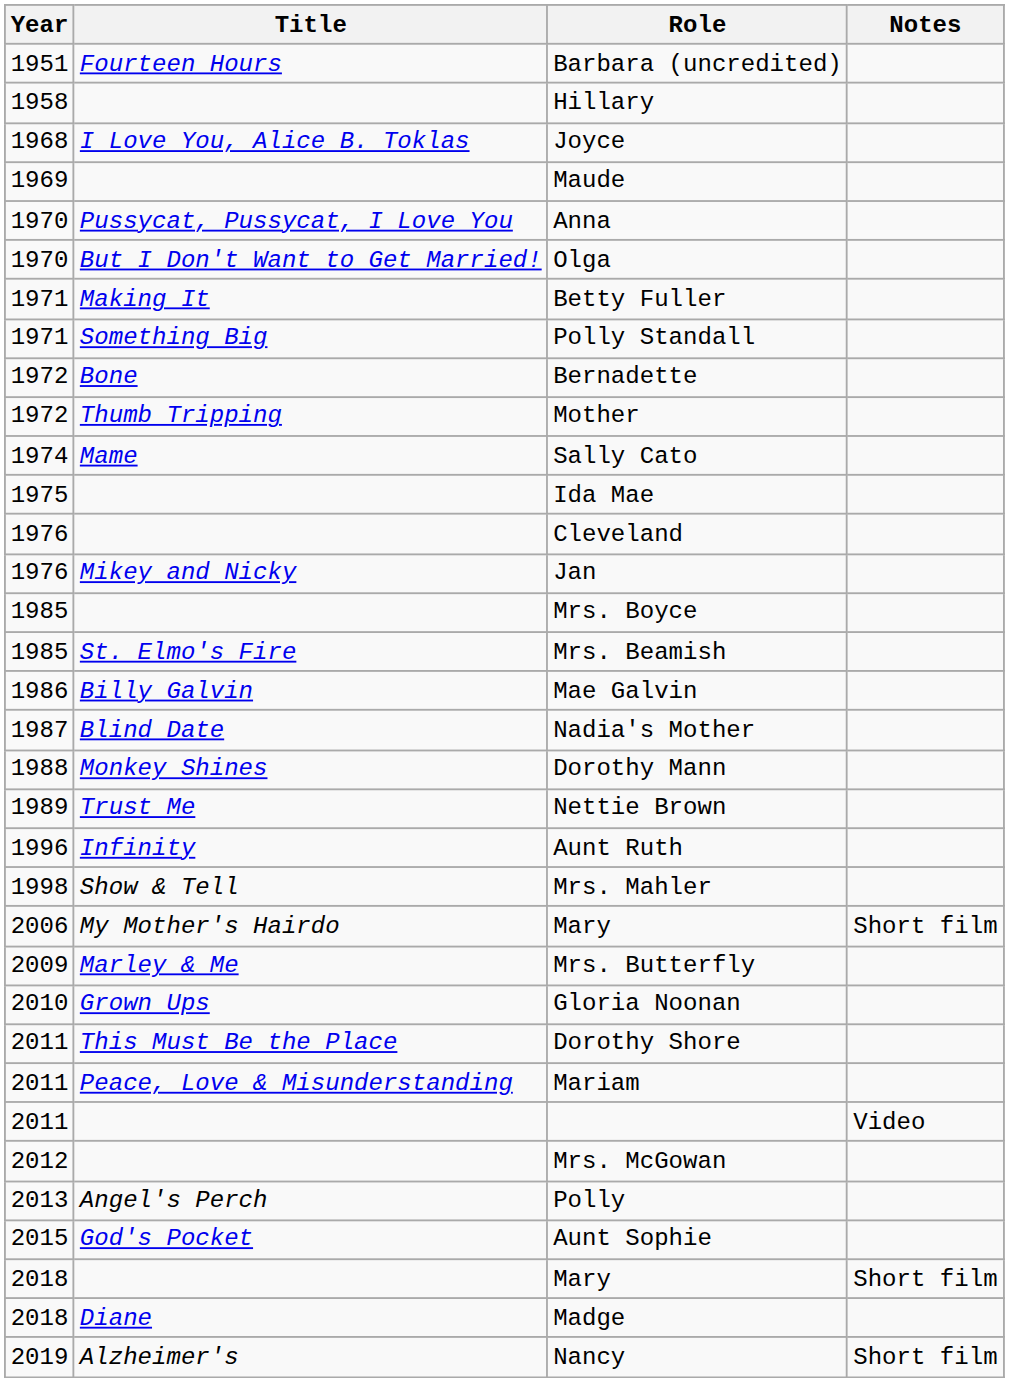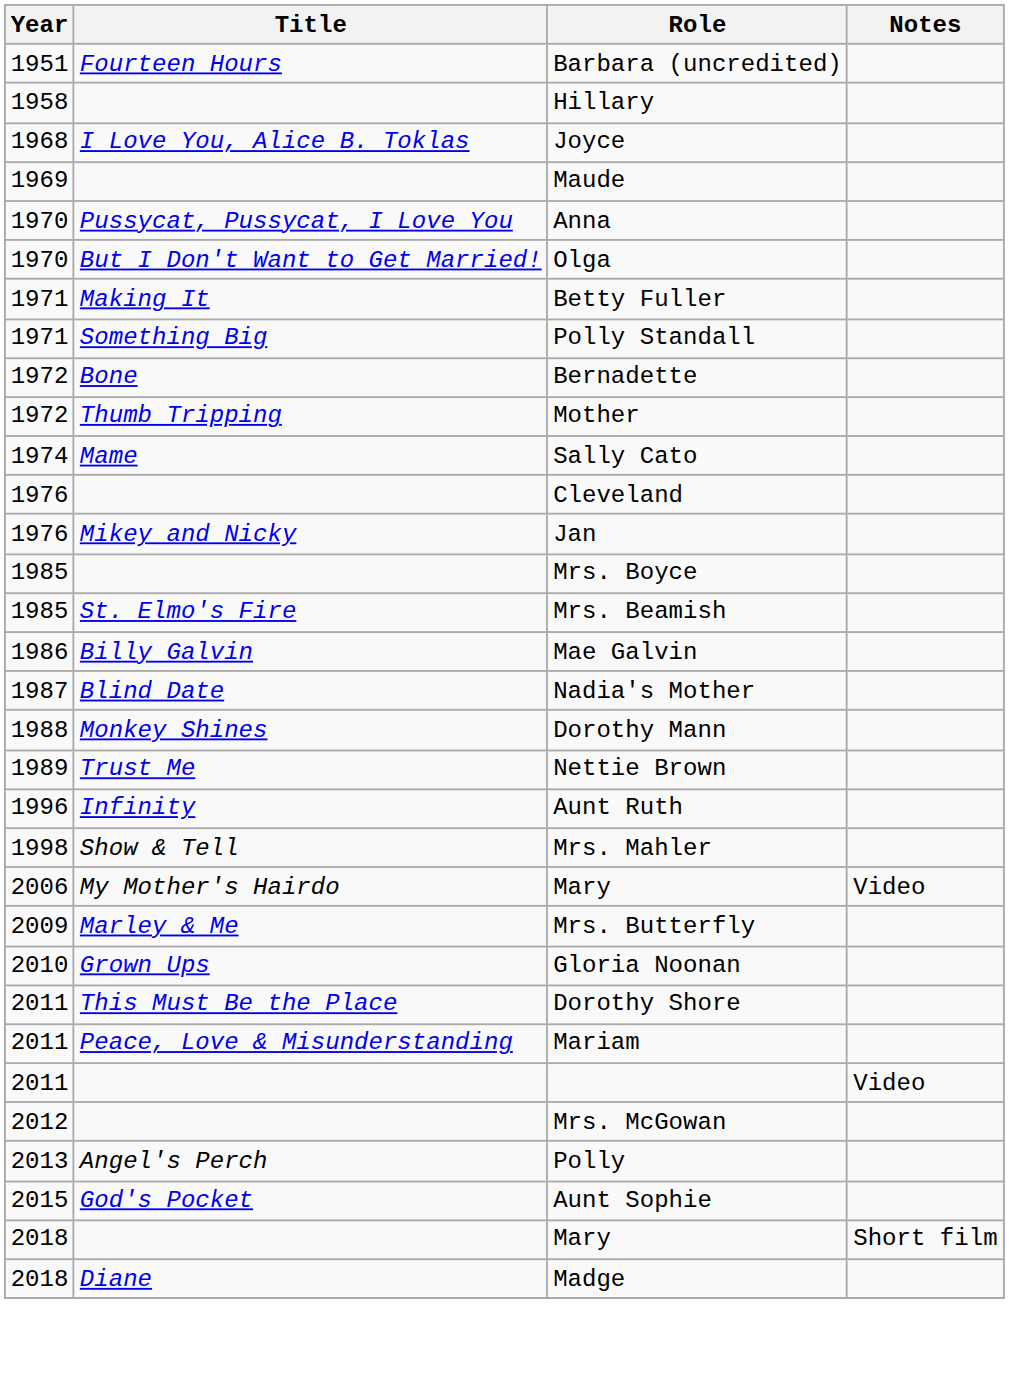- row: (311, 495)
(925, 926) Short film -> (889, 887) Video
- row: (159, 1357)
